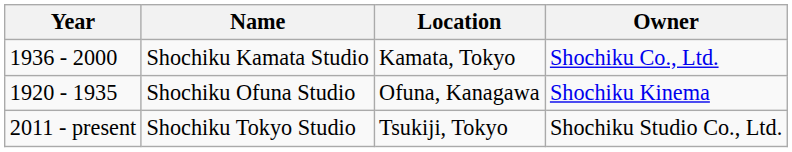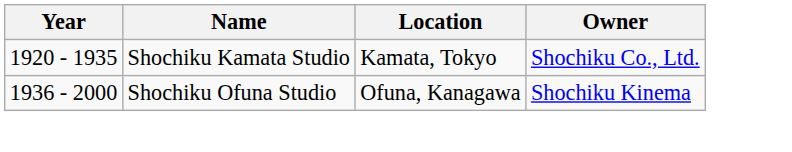(64, 57) 1936 - 2000 -> (64, 57) 1920 - 1935
(64, 92) 1920 - 1935 -> (64, 92) 1936 - 2000
- row: (251, 127)
